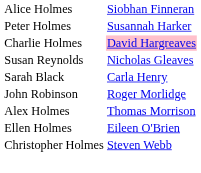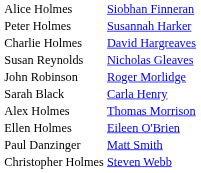(152, 43) pink background -> (152, 43) no background
rows swapped: (34, 77) <-> (41, 94)
+ row: (42, 144)
